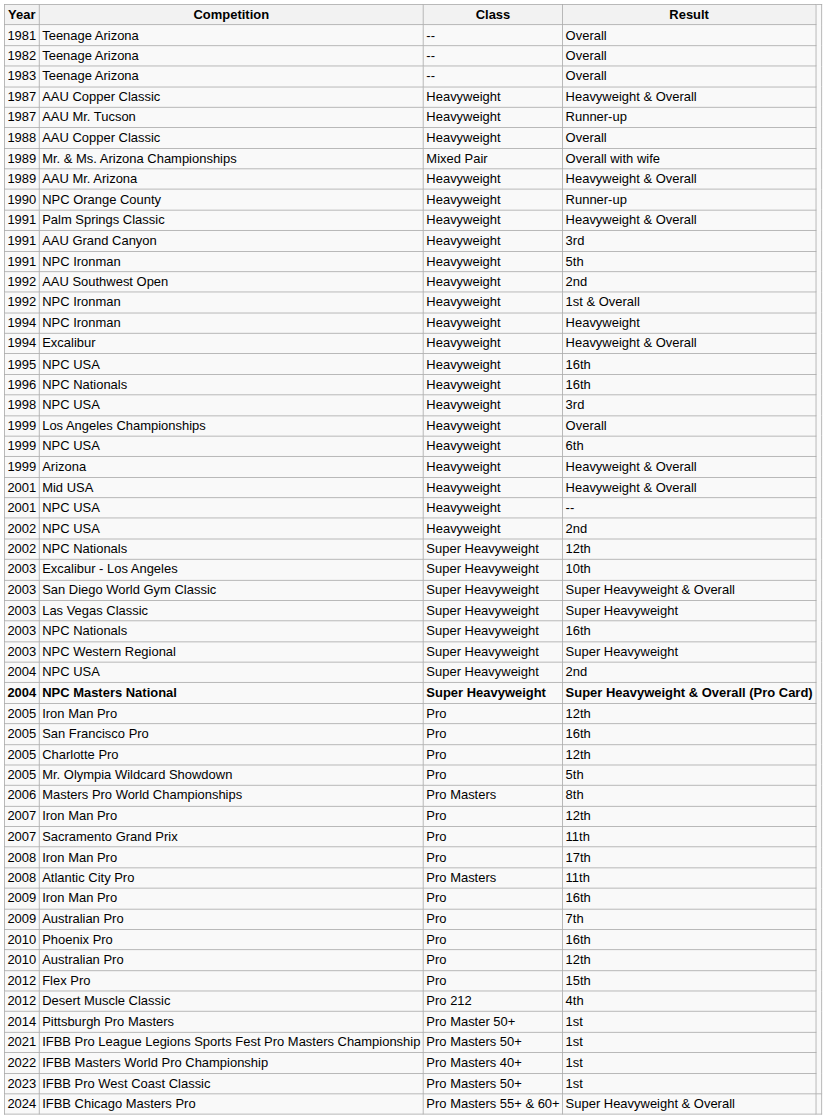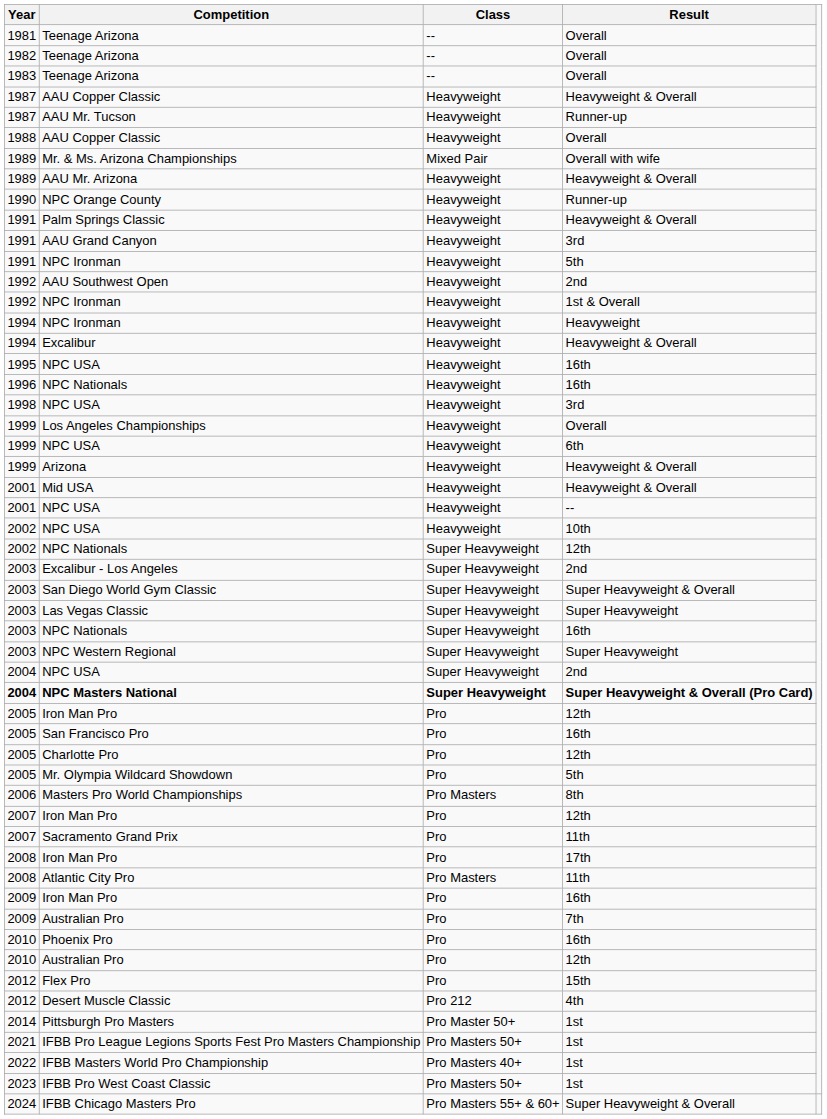(576, 528) 2nd -> (578, 528) 10th
(578, 569) 10th -> (576, 569) 2nd
